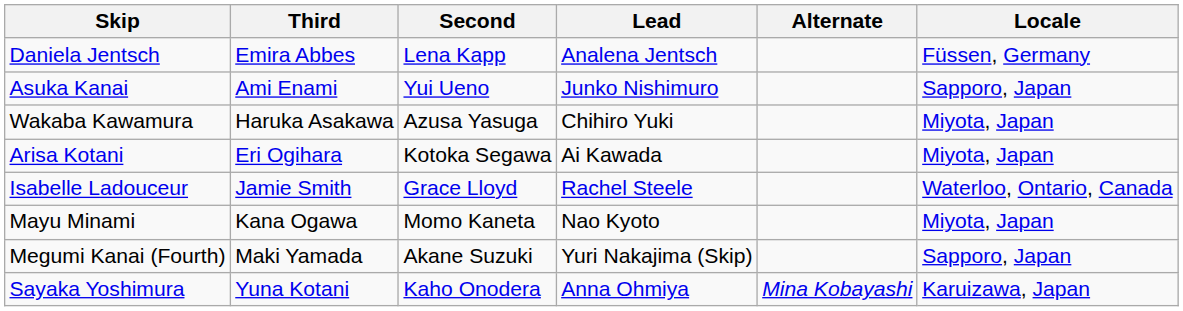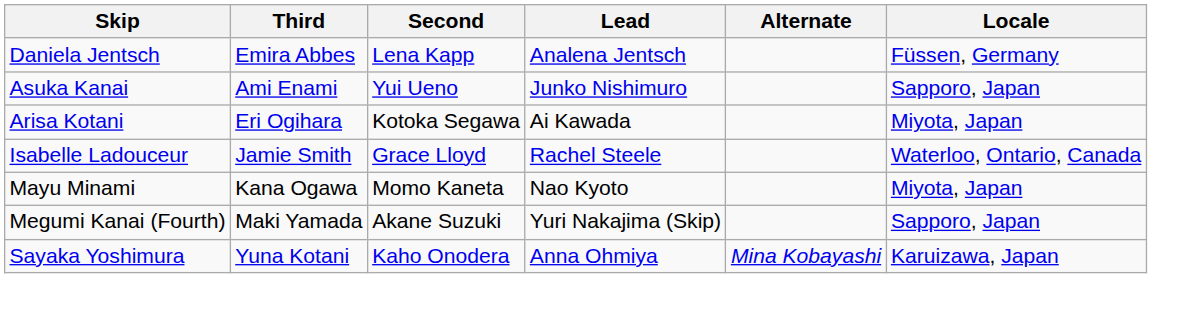- row: (101, 121)
